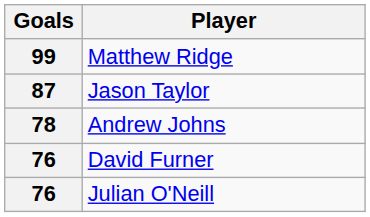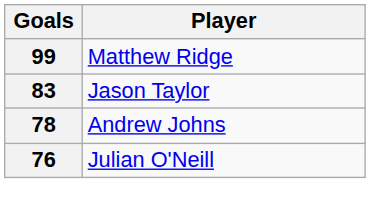(44, 90) 87 -> (44, 90) 83
- row: (151, 159)
